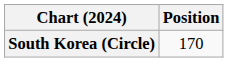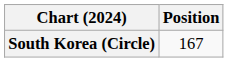(191, 43) 170 -> (191, 43) 167
